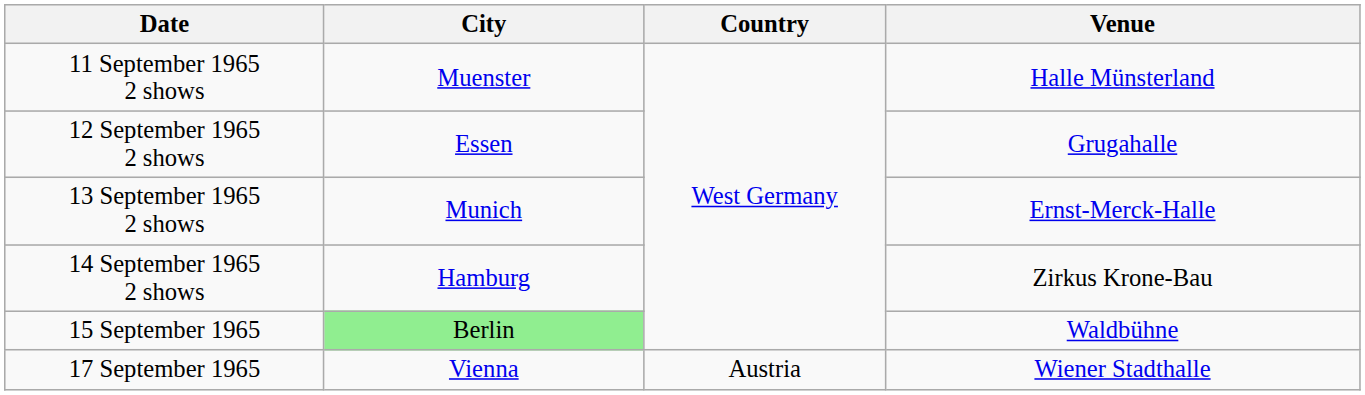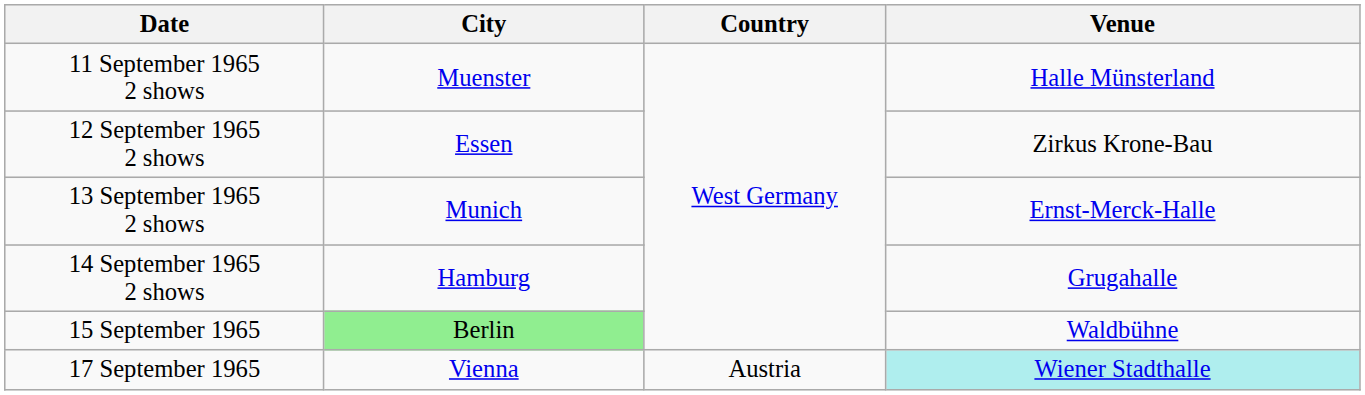(1123, 143) Grugahalle -> (1123, 143) Zirkus Krone-Bau
(1123, 277) Zirkus Krone-Bau -> (1123, 277) Grugahalle
(1123, 369) no background -> (1123, 369) paleturquoise background
